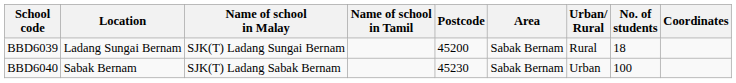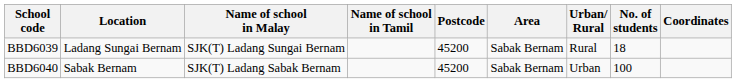(453, 68) 45230 -> (453, 68) 45200
